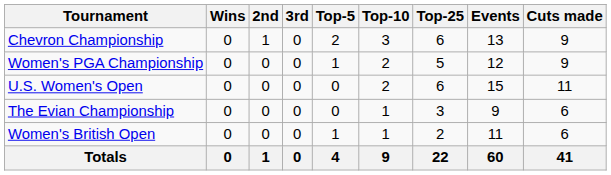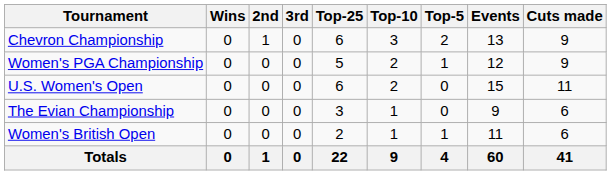columns swapped: (335, 16) <-> (440, 16)
